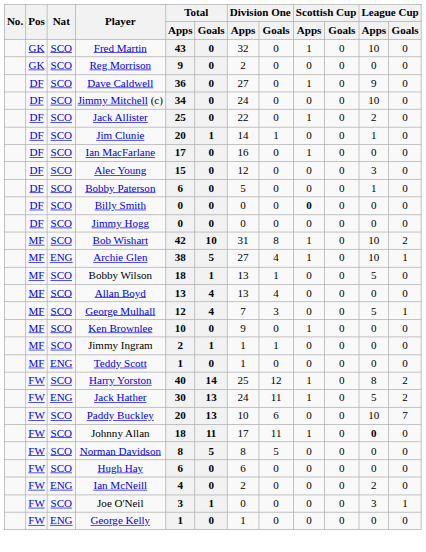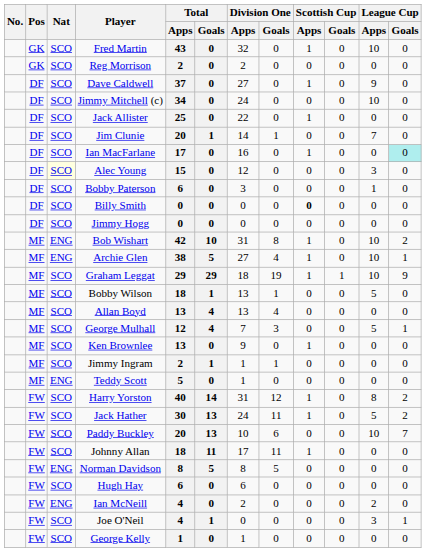(180, 65) 9 -> (180, 65) 2
(180, 83) 36 -> (180, 83) 37
(374, 118) 2 -> (374, 118) 0
(374, 135) 1 -> (374, 135) 7
(405, 153) no background -> (405, 153) paleturquoise background
(61, 170) no background -> (61, 170) lightyellow background
(243, 188) 5 -> (243, 188) 3
(61, 240) SCO -> (61, 240) ENG
+ row: (120, 275)
(180, 328) 10 -> (180, 345) 13
(180, 363) 1 -> (180, 380) 5
(243, 380) 25 -> (243, 398) 31
(61, 398) ENG -> (61, 415) SCO
(374, 433) bold -> (374, 450) normal
(61, 450) SCO -> (61, 468) ENG
(180, 503) 3 -> (180, 521) 4
(61, 521) ENG -> (61, 538) SCO
